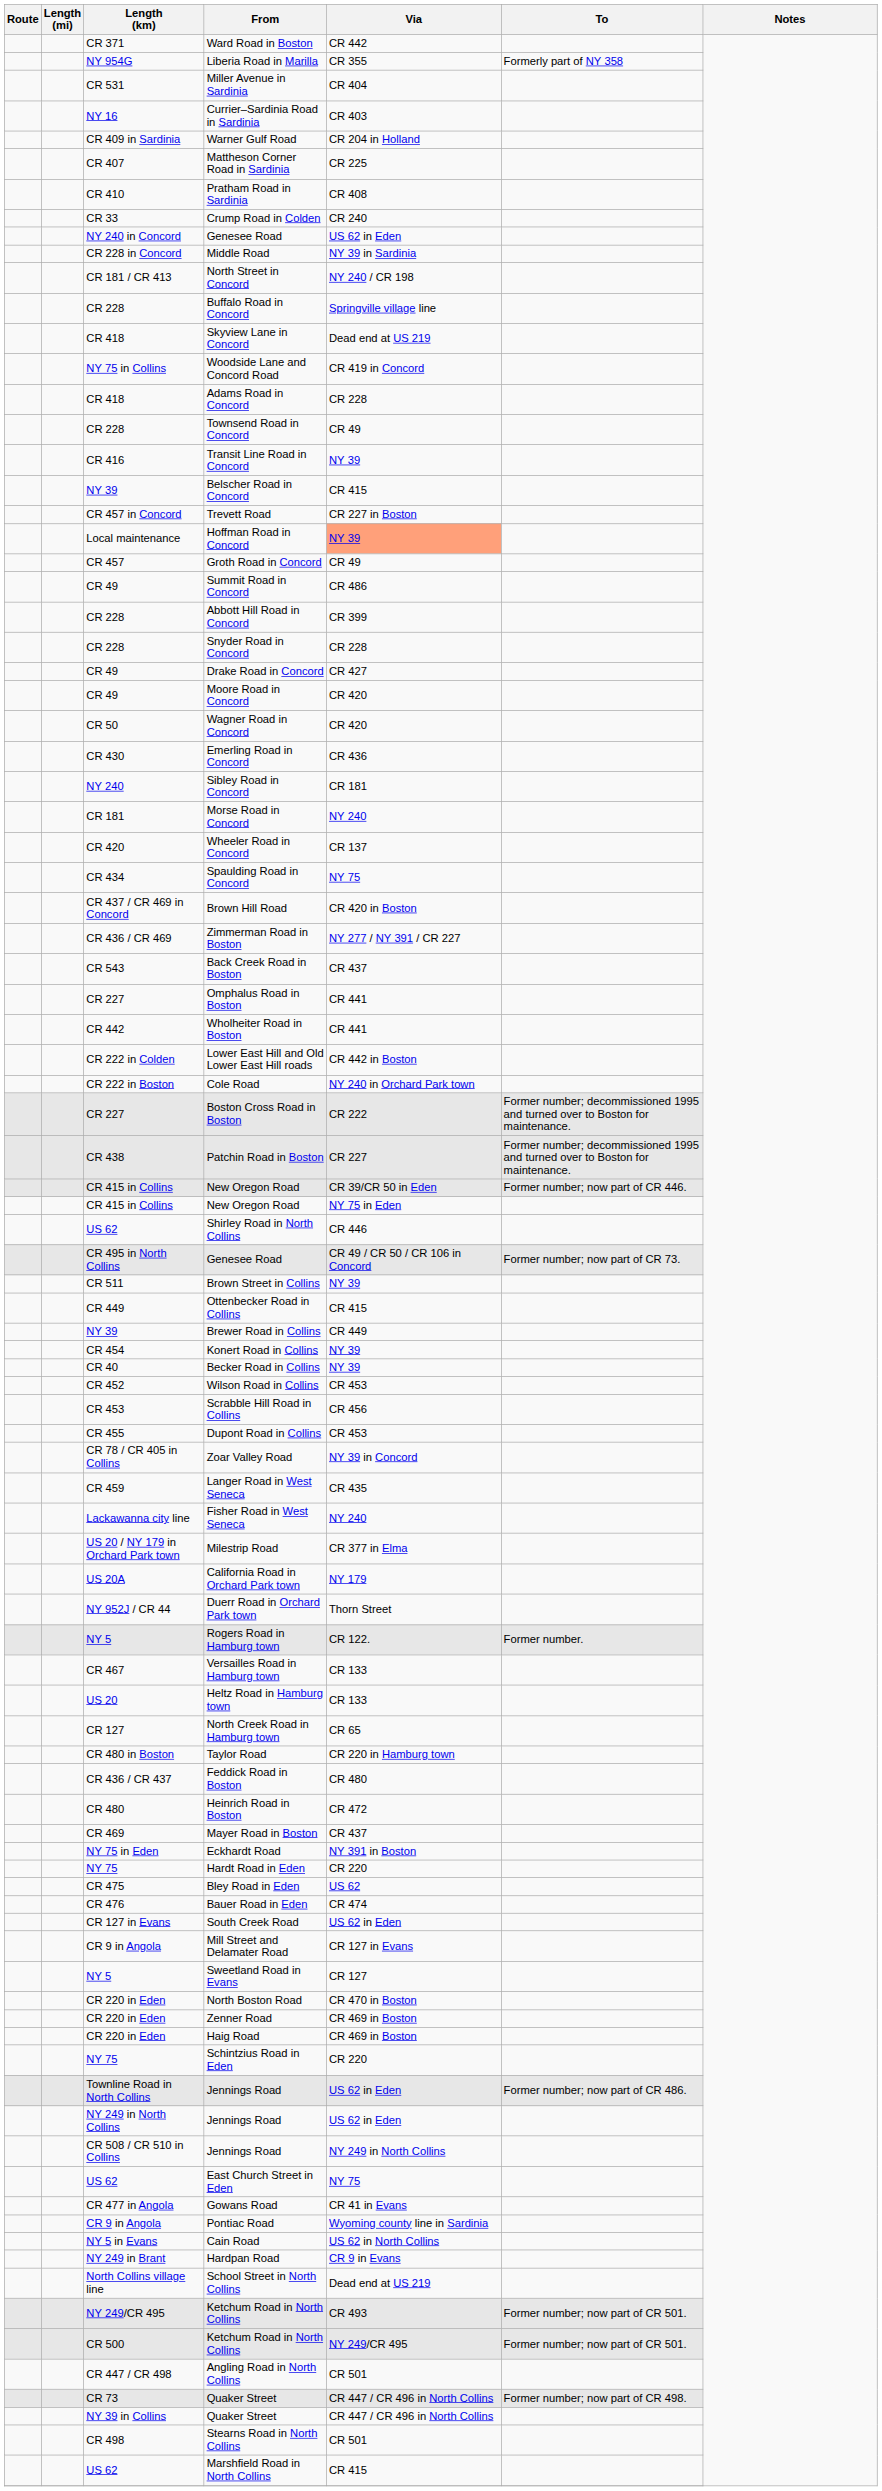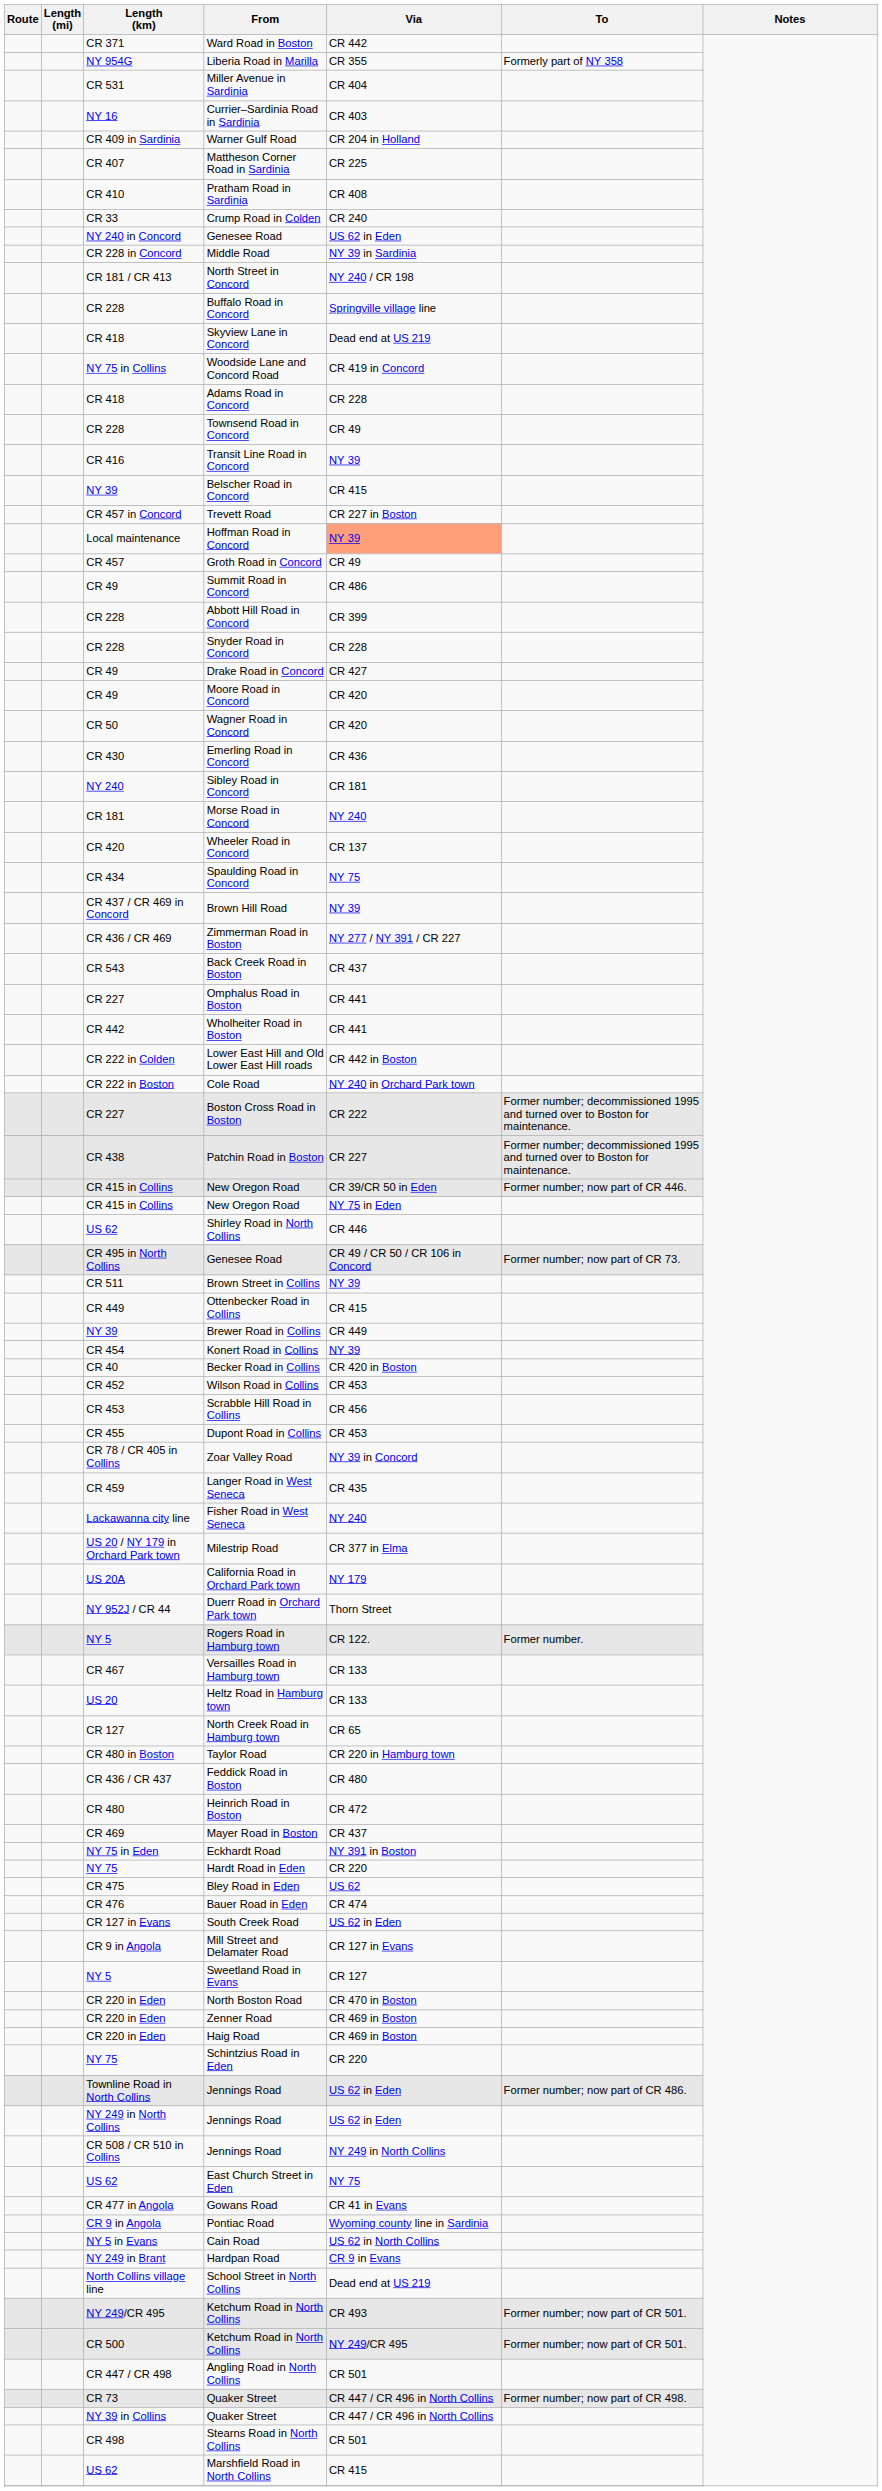(373, 908) CR 420 in Boston -> (345, 908) NY 39
(345, 1367) NY 39 -> (373, 1367) CR 420 in Boston
